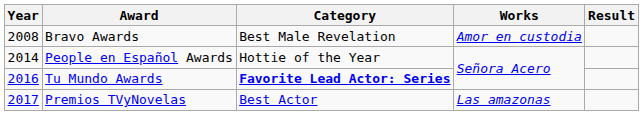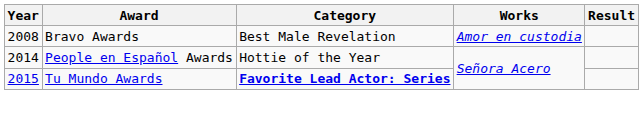(23, 79) 2016 -> (23, 79) 2015
- row: (116, 100)
